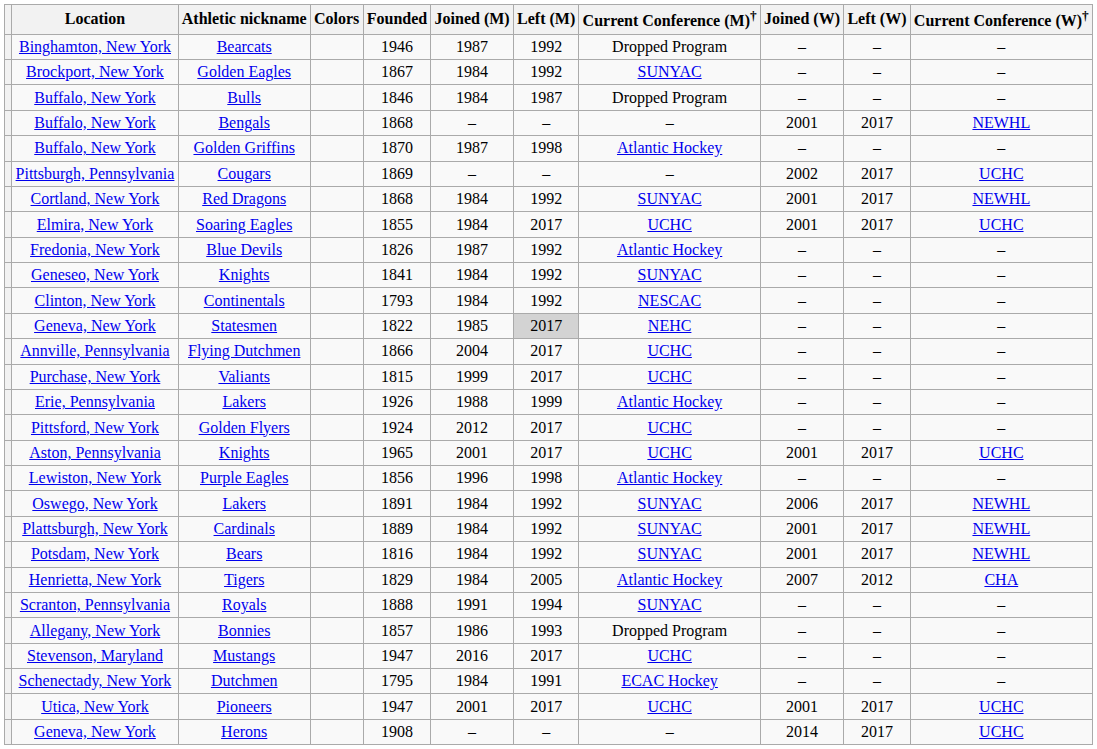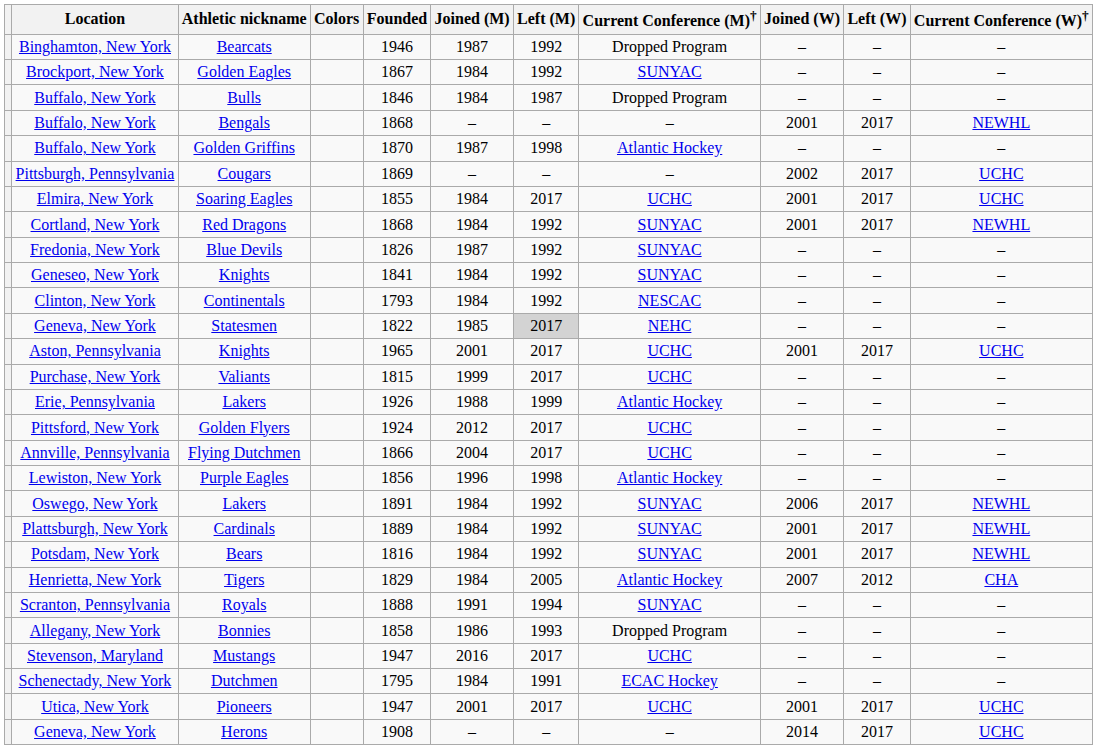rows swapped: (95, 199) <-> (95, 224)
(670, 249) Atlantic Hockey -> (670, 249) SUNYAC
rows swapped: (95, 351) <-> (95, 452)
(397, 630) 1857 -> (397, 630) 1858
